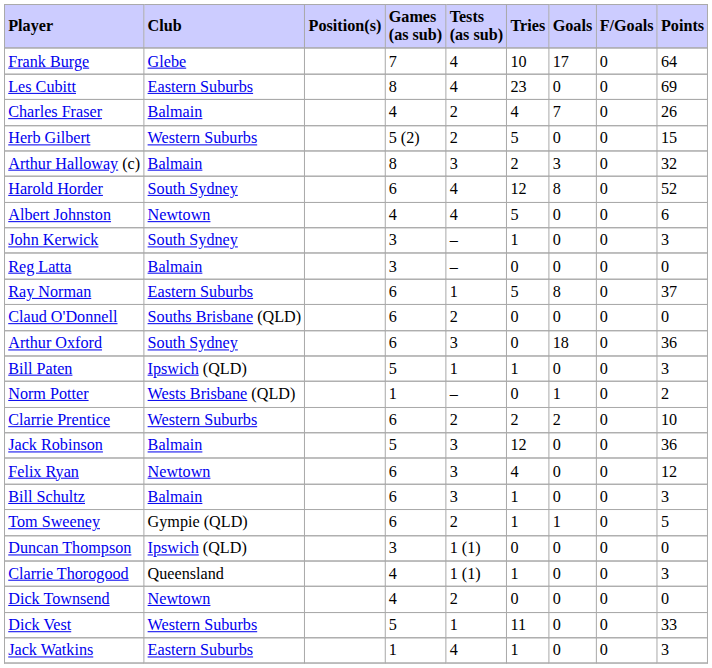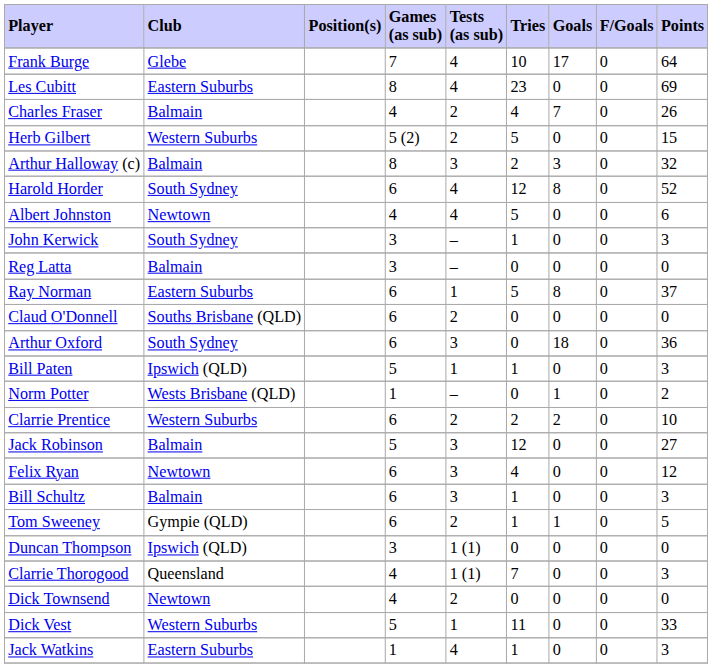(669, 445) 36 -> (669, 445) 27
(515, 573) 1 -> (515, 573) 7
